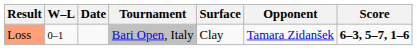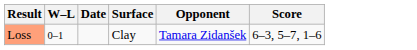- column: (153, 14)
(375, 34) bold -> (287, 34) normal
